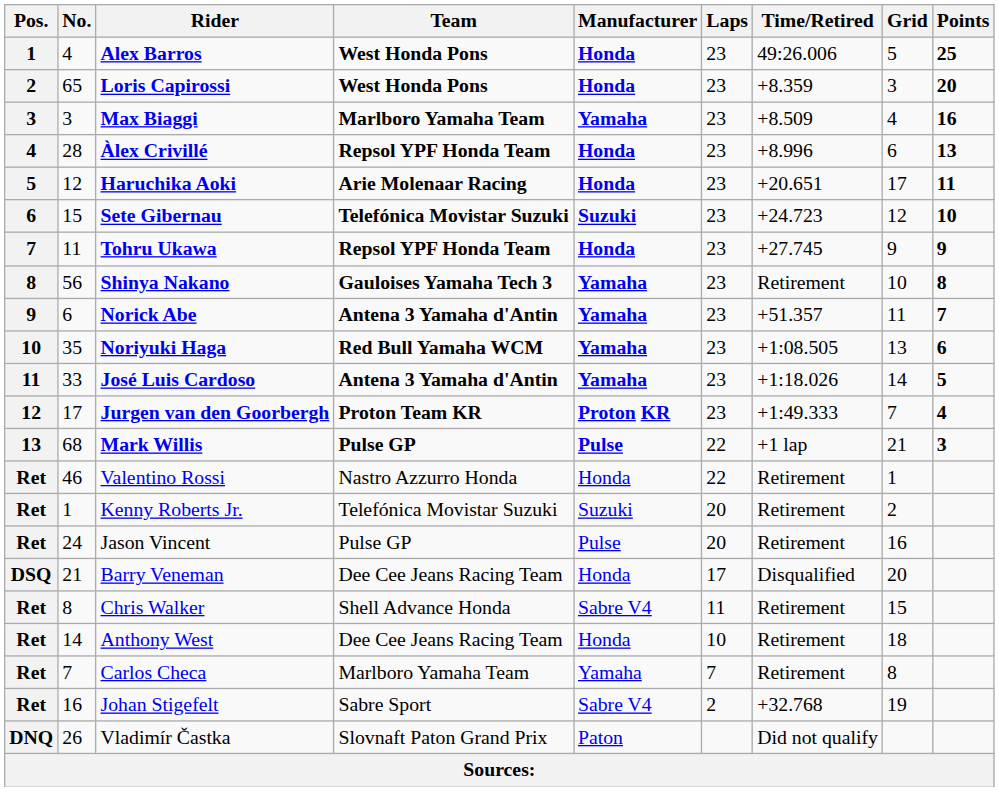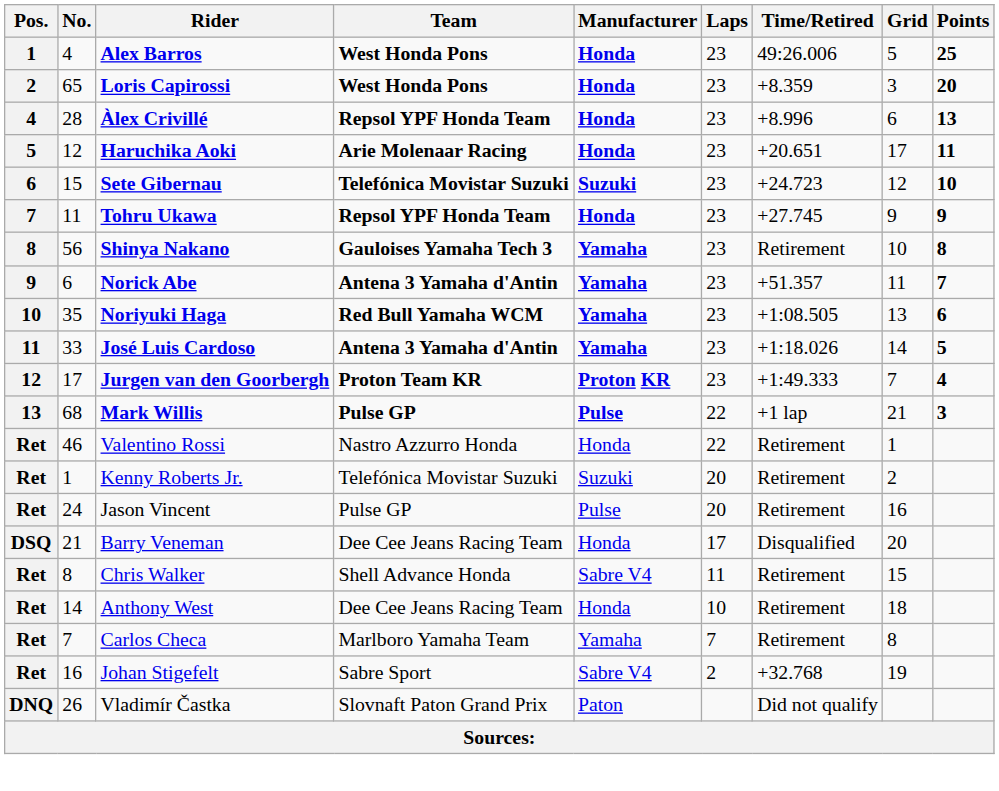- row: (149, 118)
